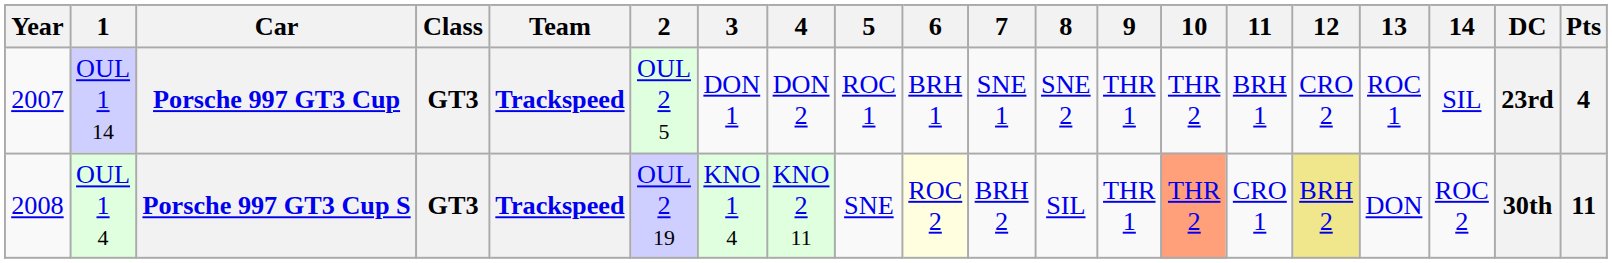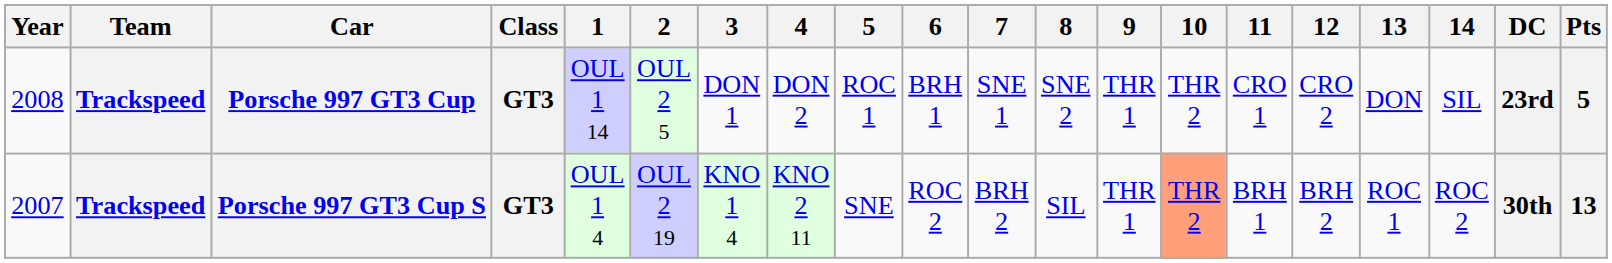columns swapped: (560, 25) <-> (103, 25)
(37, 99) 2007 -> (37, 99) 2008
(1260, 99) BRH 1 -> (1260, 99) CRO 1
(1394, 99) ROC 1 -> (1394, 99) DON
(1584, 99) 4 -> (1584, 99) 5
(37, 204) 2008 -> (37, 204) 2007
(935, 204) lightyellow background -> (935, 204) no background
(1260, 204) CRO 1 -> (1260, 204) BRH 1
(1326, 204) khaki background -> (1326, 204) no background
(1394, 204) DON -> (1394, 204) ROC 1
(1584, 204) 11 -> (1584, 204) 13
